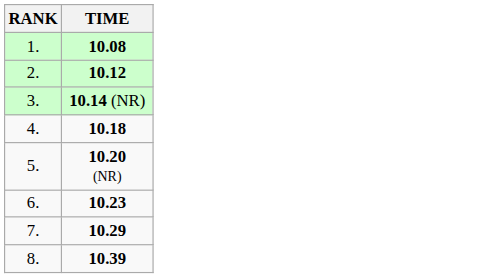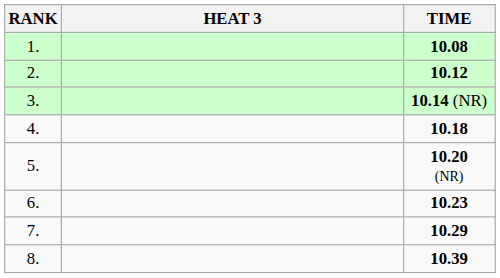+ column: (233, 18)
